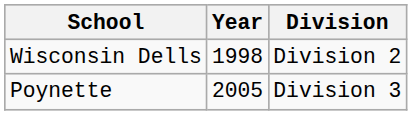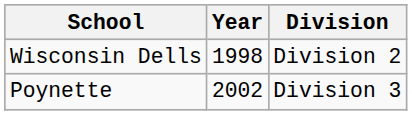(238, 92) 2005 -> (238, 92) 2002
